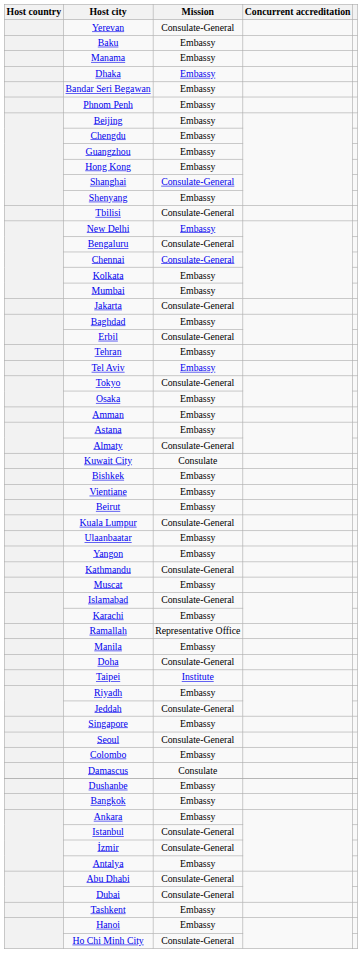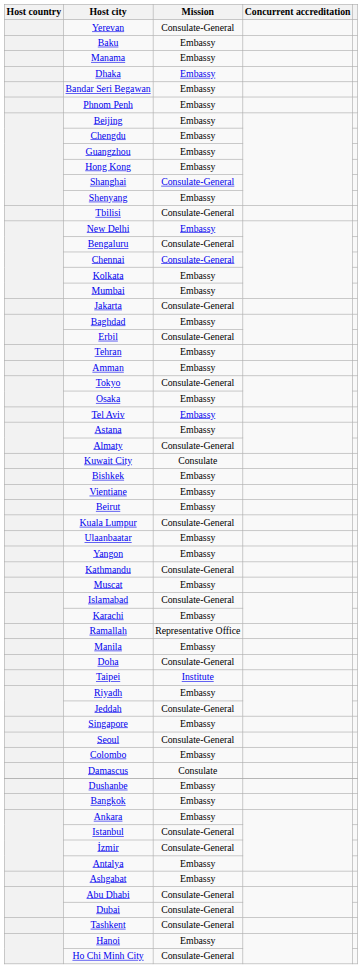rows swapped: (108, 368) <-> (108, 414)
+ row: (108, 879)
(198, 910) Embassy -> (198, 925) Consulate-General
